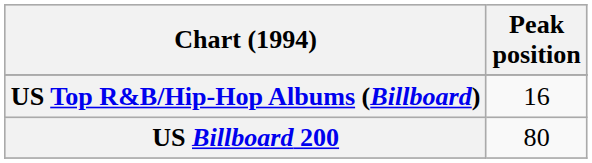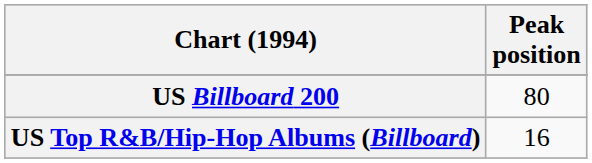rows swapped: (246, 137) <-> (246, 95)
